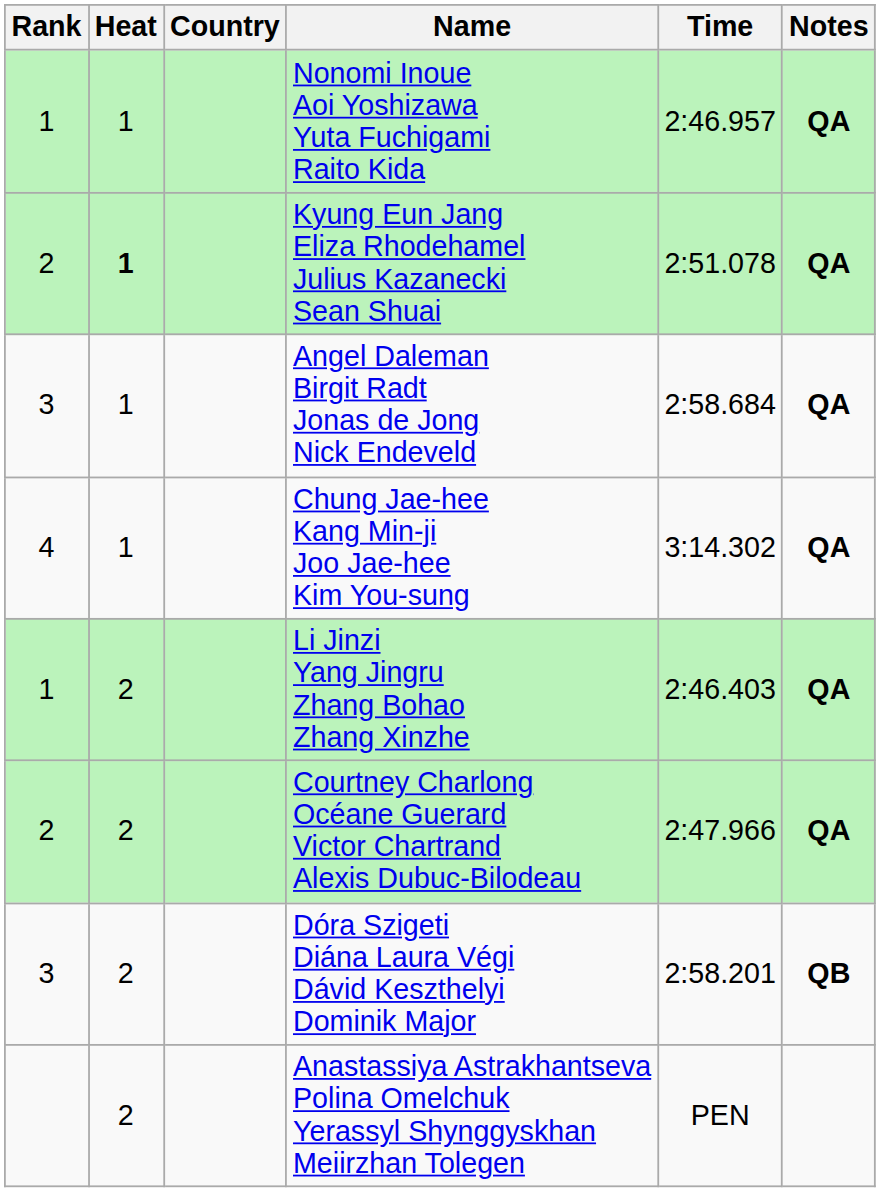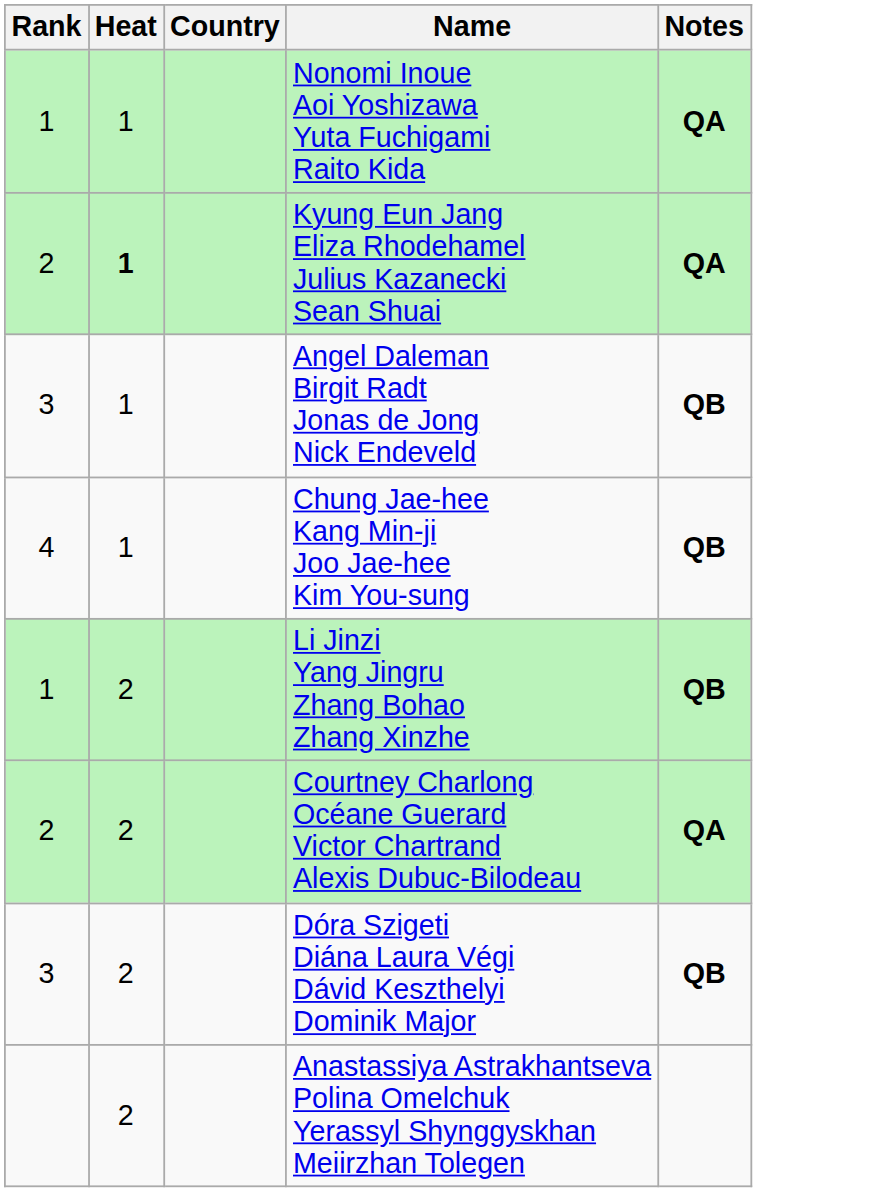- column: (720, 27)
(829, 405) QA -> (704, 405) QB
(829, 547) QA -> (704, 547) QB
(829, 689) QA -> (704, 689) QB
